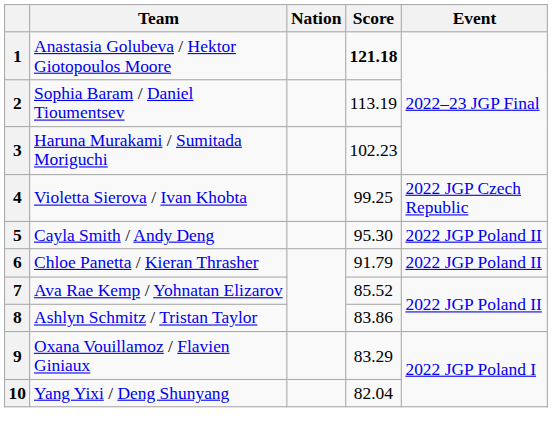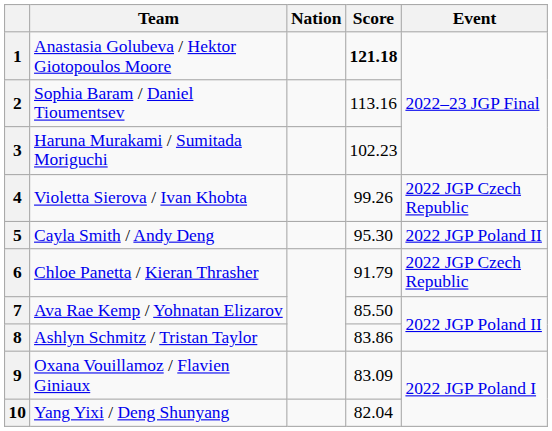(373, 103) 113.19 -> (373, 103) 113.16
(373, 197) 99.25 -> (373, 197) 99.26
(474, 262) 2022 JGP Poland II -> (463, 272) 2022 JGP Czech Republic
(373, 290) 85.52 -> (373, 310) 85.50
(373, 355) 83.29 -> (373, 375) 83.09
